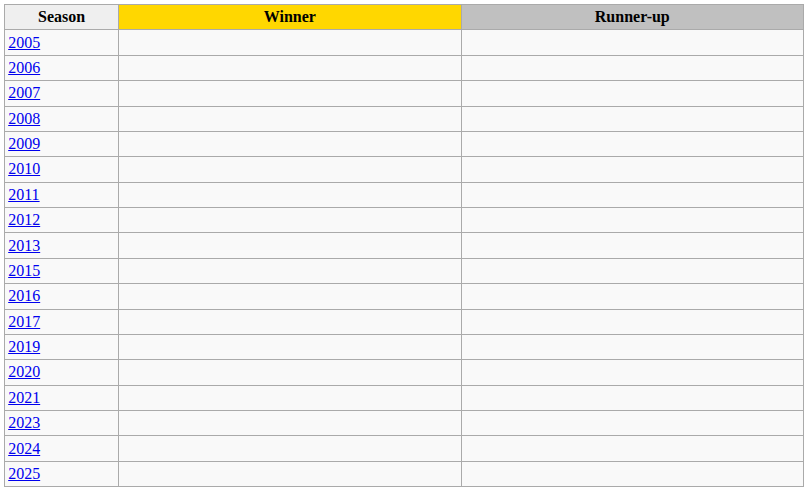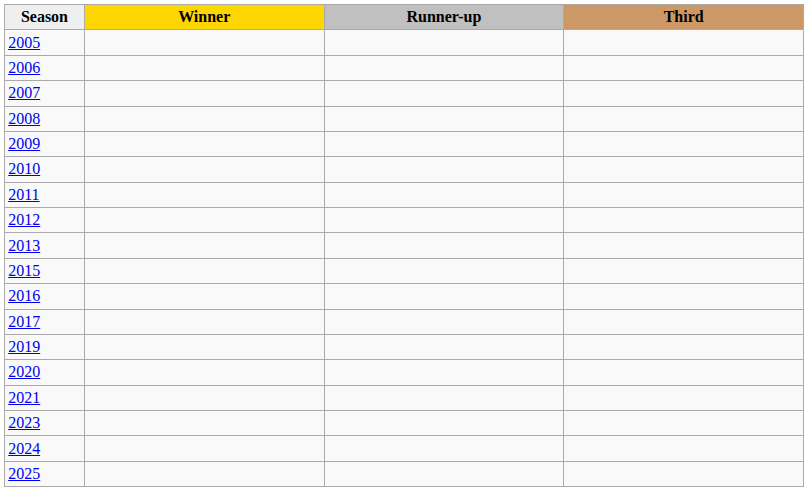+ column: (684, 17)
